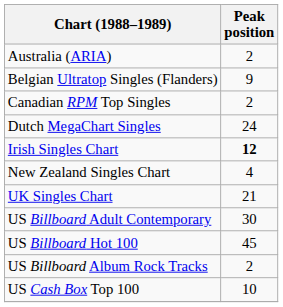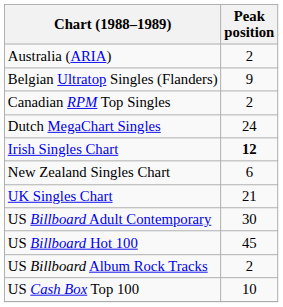(249, 172) 4 -> (249, 172) 6
